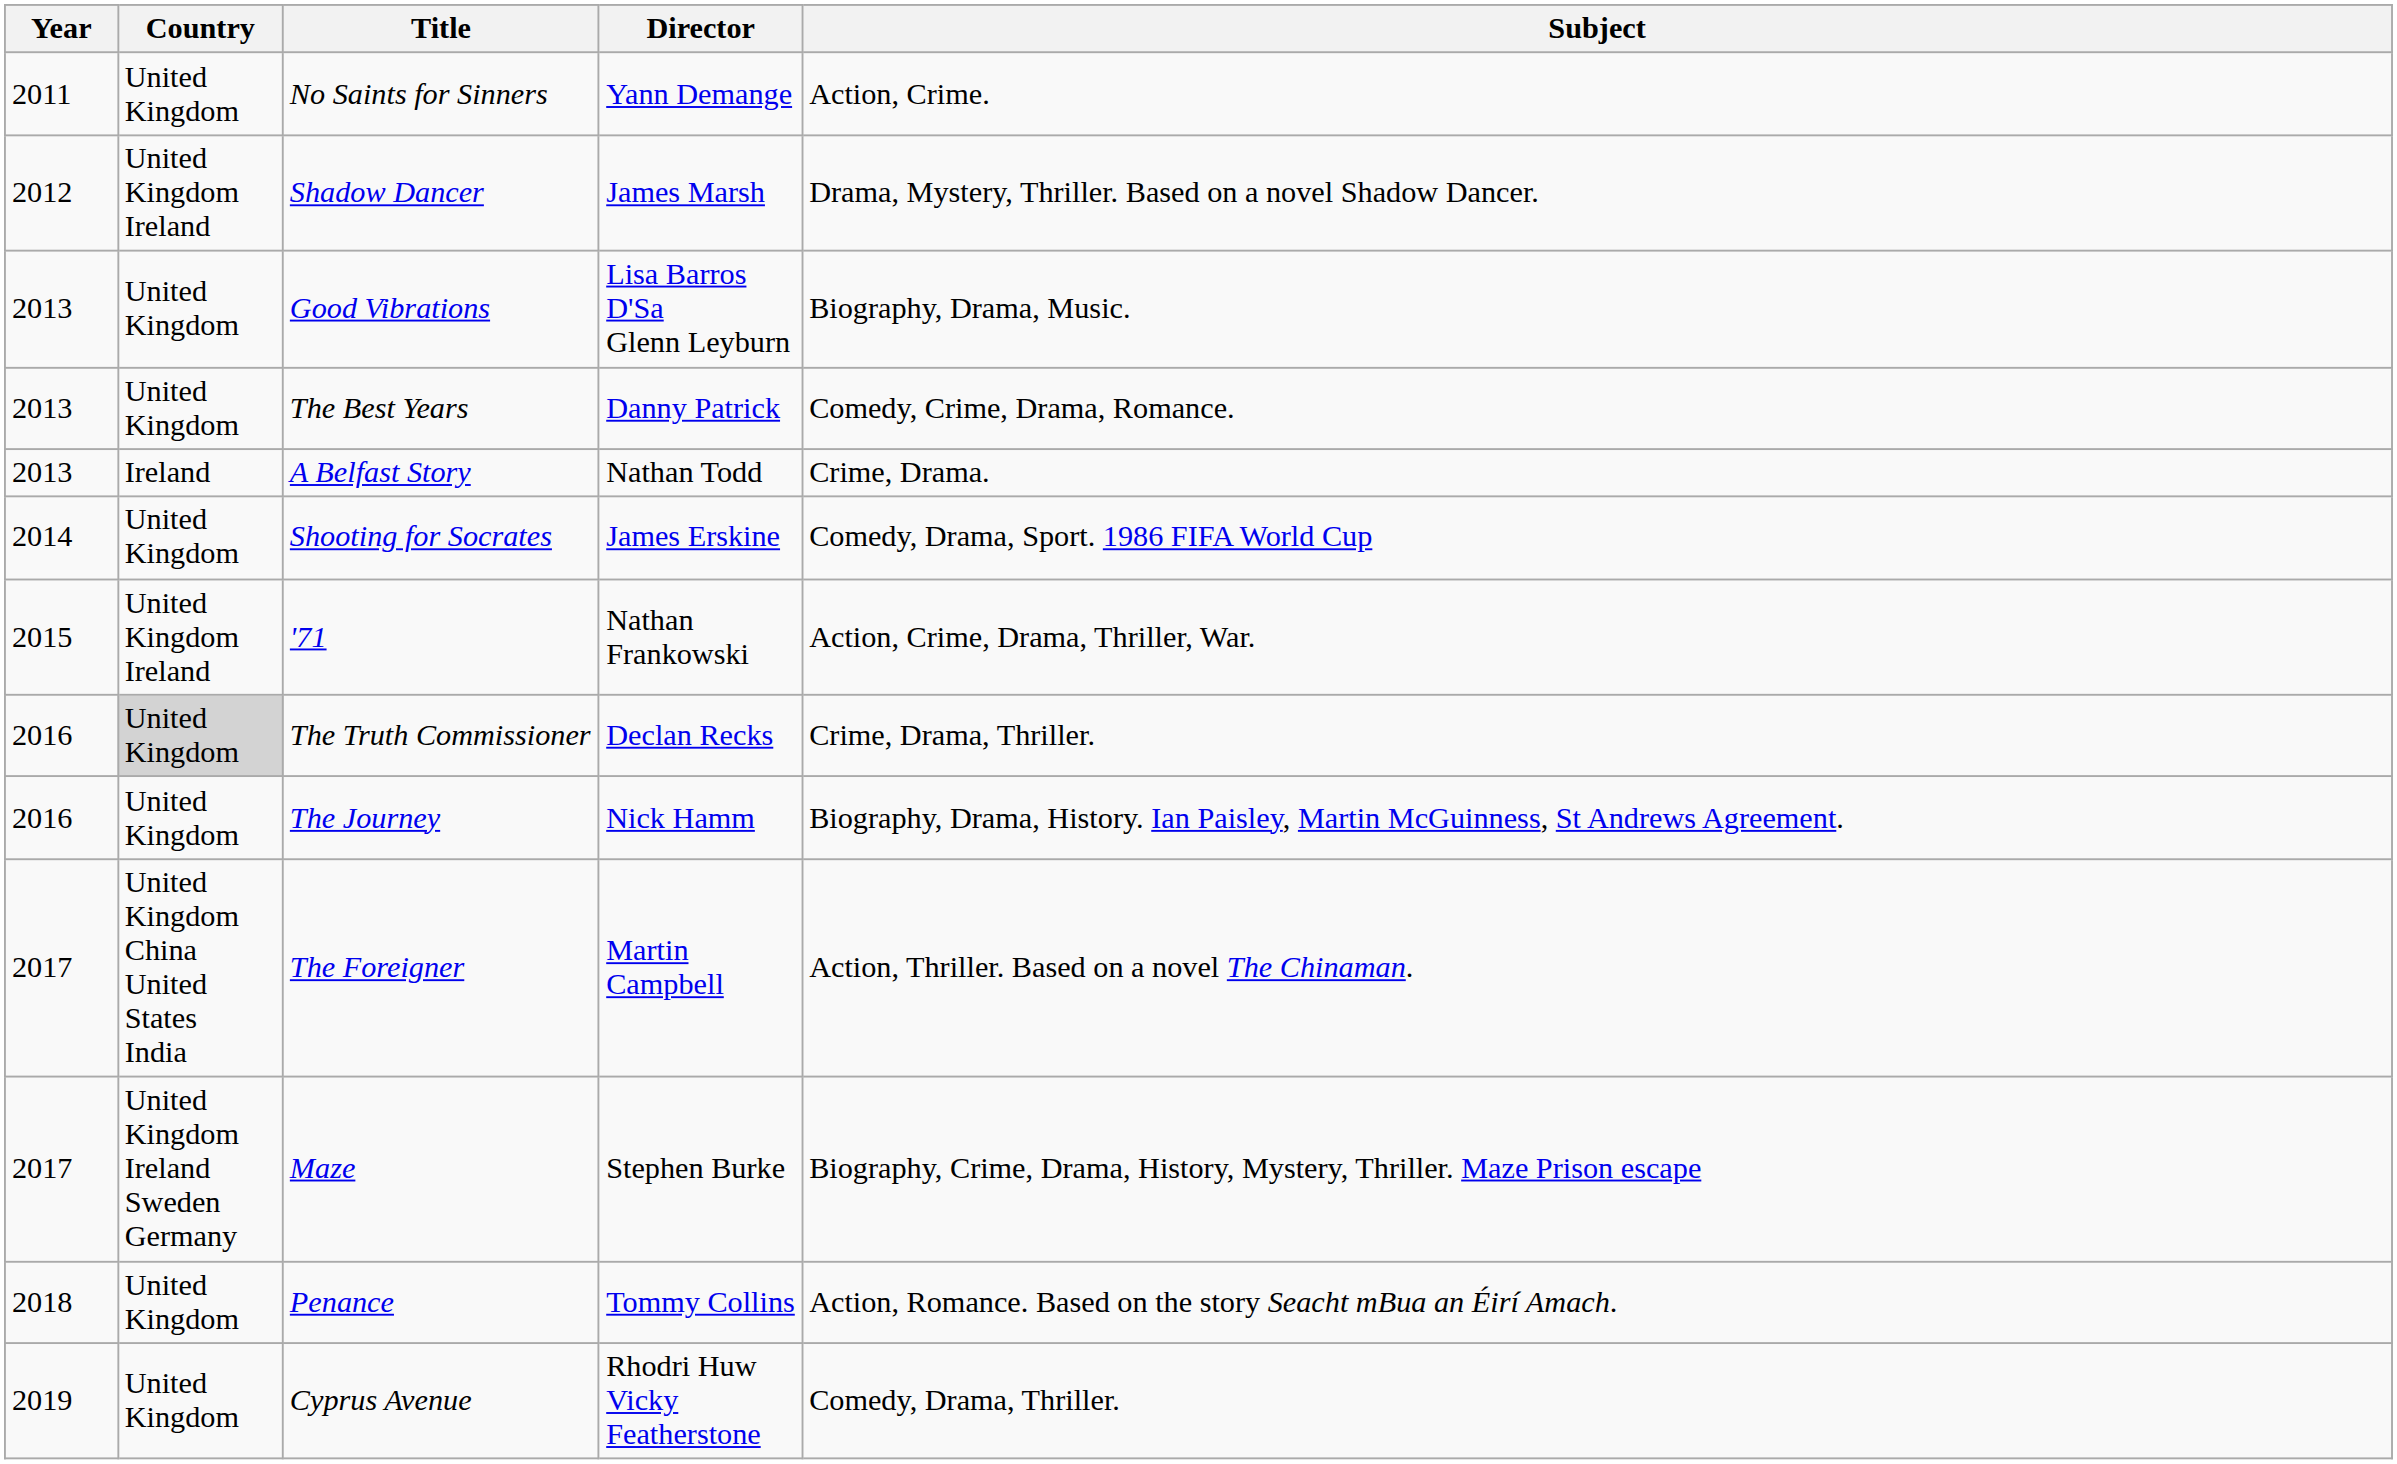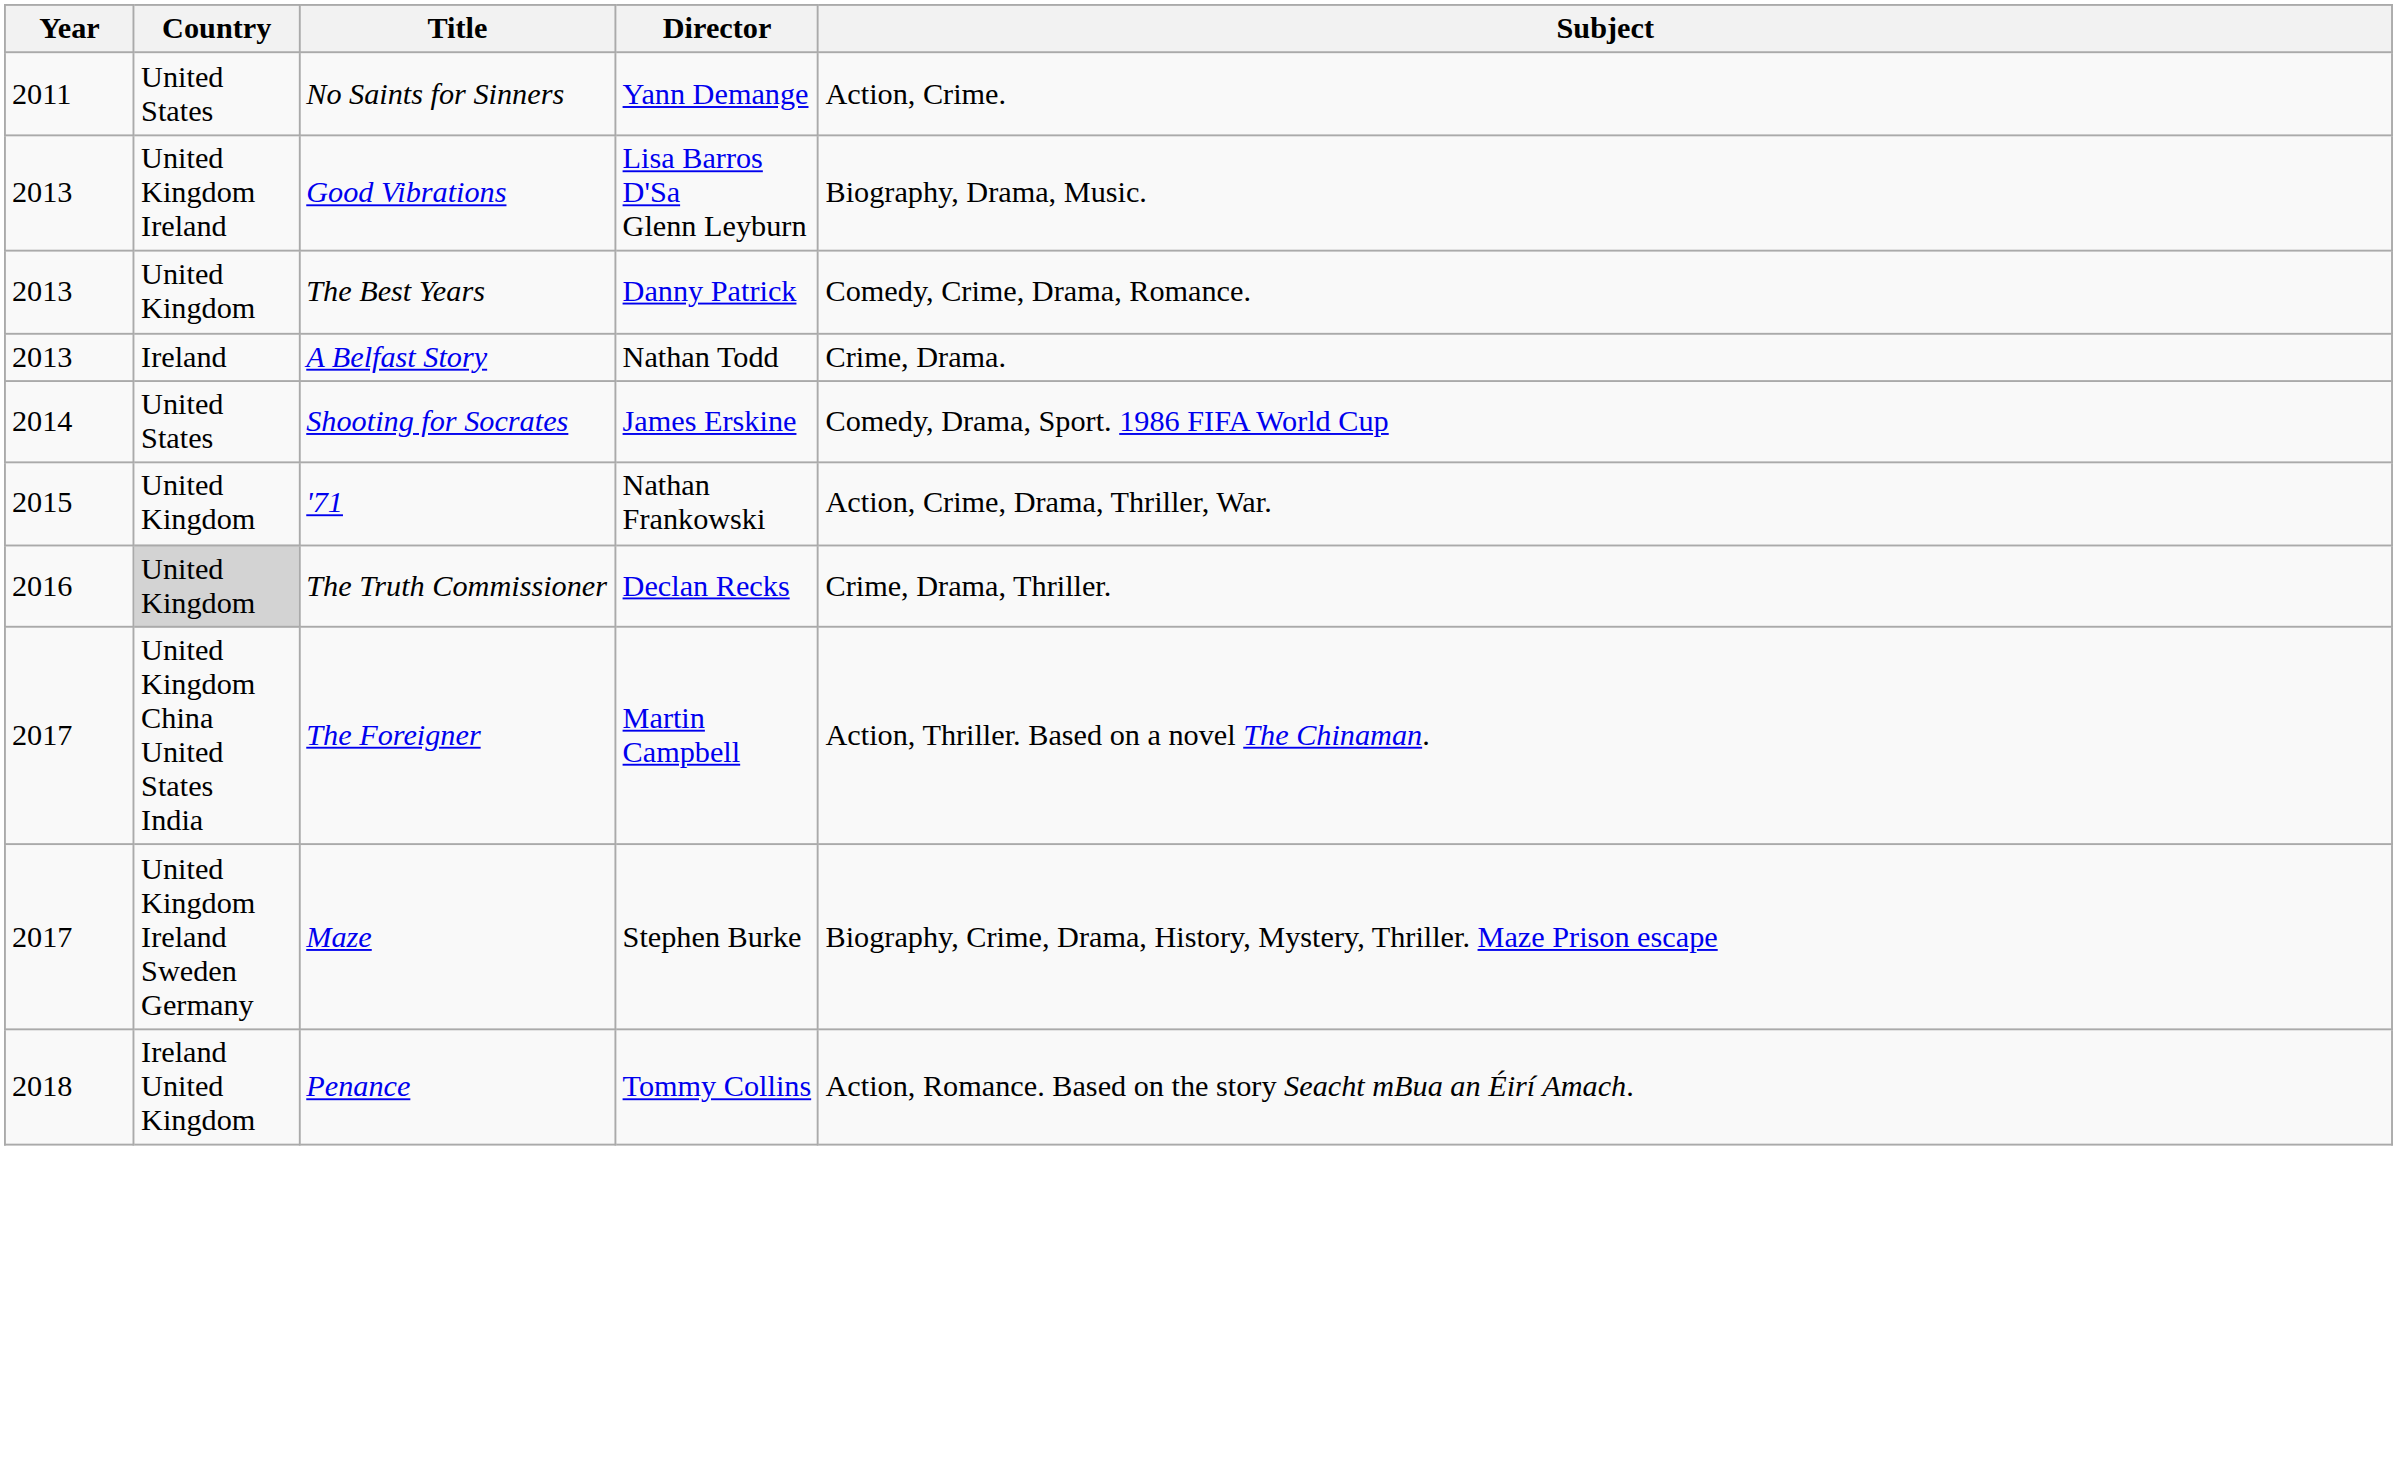(182, 93) United Kingdom -> (182, 93) United States
- row: (387, 192)
(182, 308) United Kingdom -> (198, 192) United Kingdom Ireland
(182, 537) United Kingdom -> (182, 421) United States
(182, 636) United Kingdom Ireland -> (198, 503) United Kingdom
- row: (365, 817)
(182, 1301) United Kingdom -> (198, 1086) Ireland United Kingdom
- row: (381, 1400)
